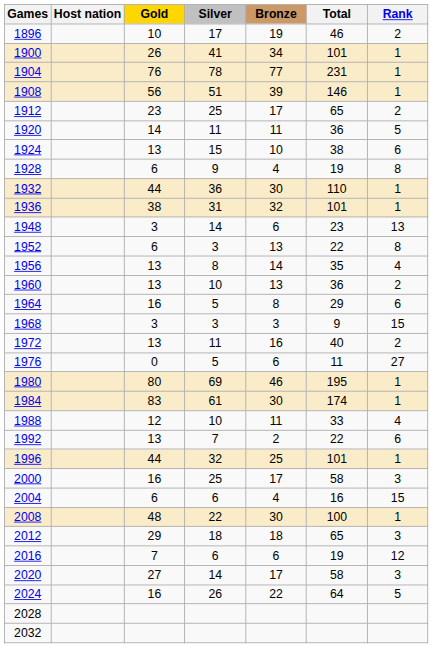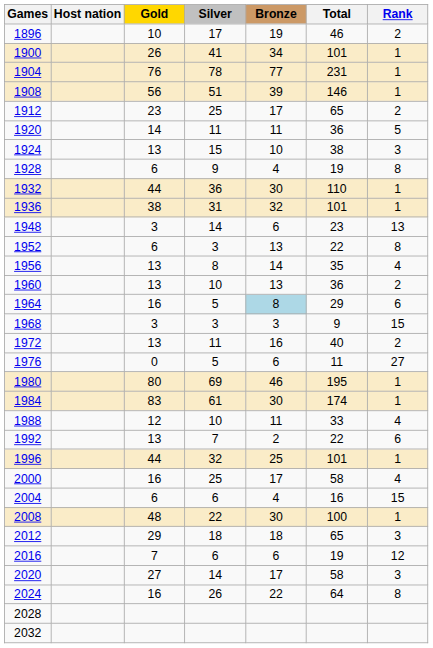(398, 150) 6 -> (398, 150) 3
(276, 305) no background -> (276, 305) lightblue background
(398, 479) 3 -> (398, 479) 4
(398, 595) 5 -> (398, 595) 8
